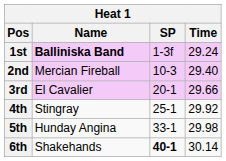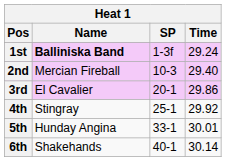(203, 90) 29.66 -> (203, 90) 29.86
(203, 128) 29.98 -> (203, 128) 30.01
(165, 147) bold -> (165, 147) normal
